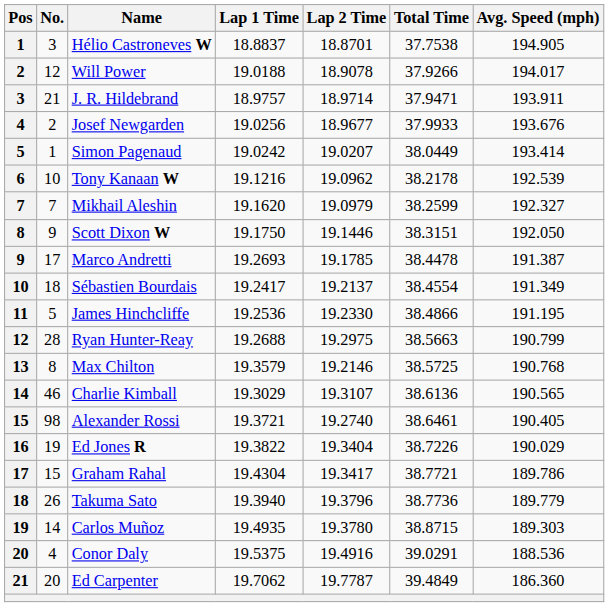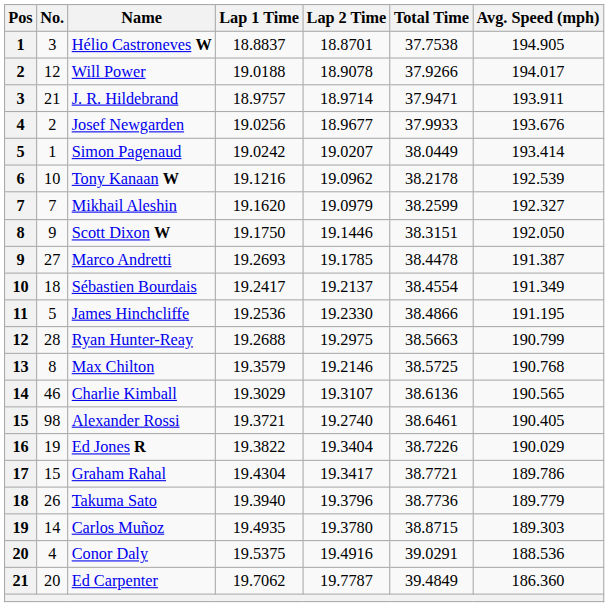(52, 259) 17 -> (52, 259) 27
